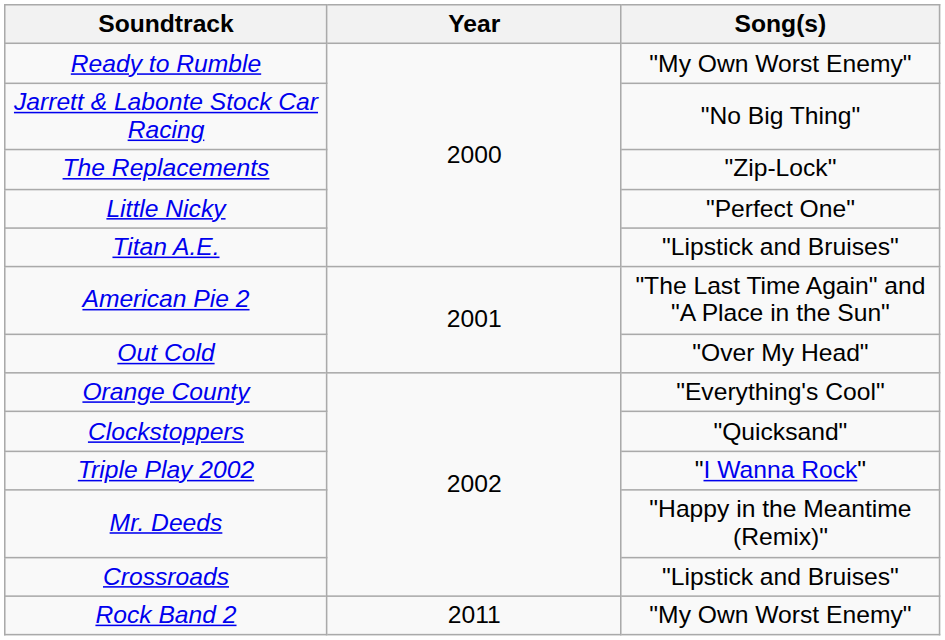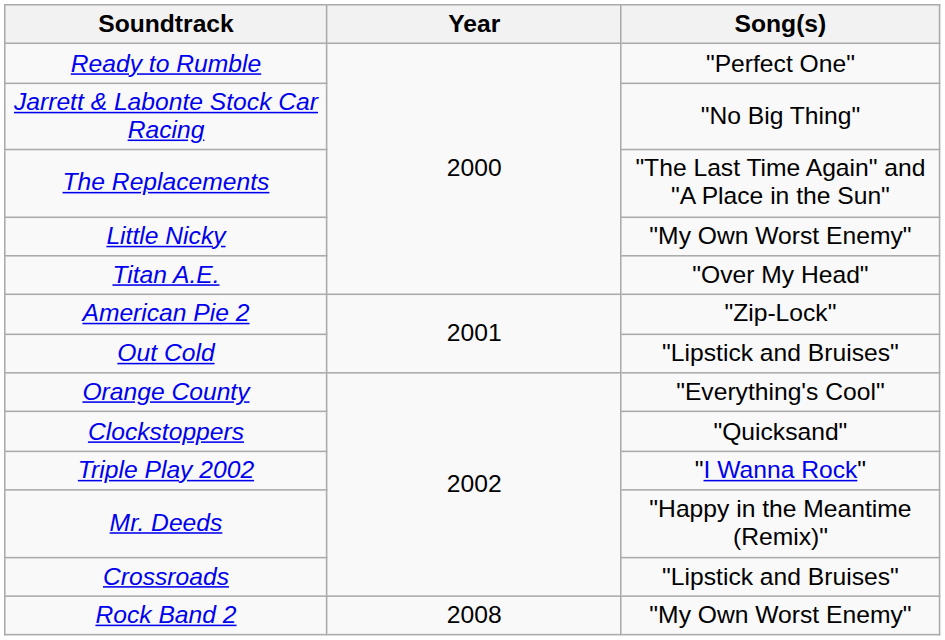(780, 63) "My Own Worst Enemy" -> (780, 63) "Perfect One"
(780, 168) "Zip-Lock" -> (780, 182) "The Last Time Again" and "A Place in the Sun"
(780, 208) "Perfect One" -> (780, 235) "My Own Worst Enemy"
(780, 247) "Lipstick and Bruises" -> (780, 274) "Over My Head"
(780, 300) "The Last Time Again" and "A Place in the Sun" -> (780, 313) "Zip-Lock"
(780, 353) "Over My Head" -> (780, 353) "Lipstick and Bruises"
(474, 615) 2011 -> (474, 615) 2008
